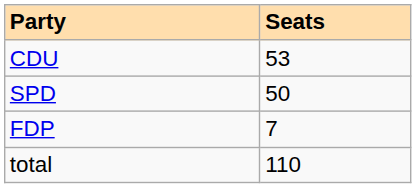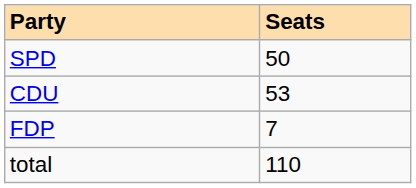rows swapped: (34, 57) <-> (33, 93)
